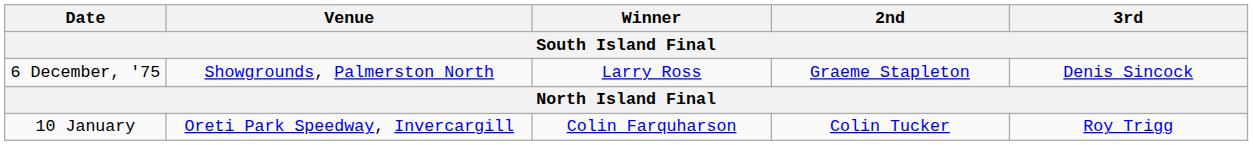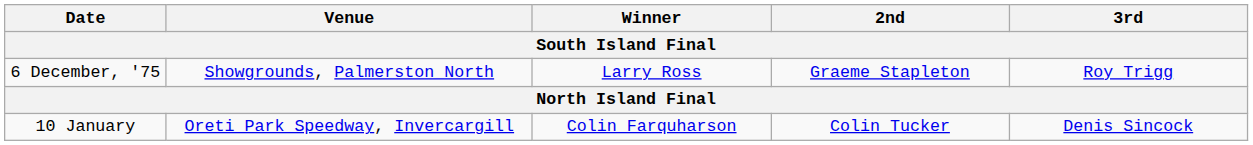(1128, 72) Denis Sincock -> (1128, 72) Roy Trigg
(1128, 127) Roy Trigg -> (1128, 127) Denis Sincock
